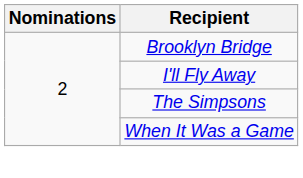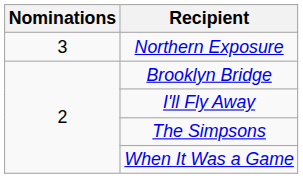+ row: (209, 46)
